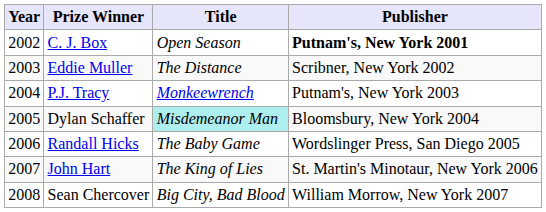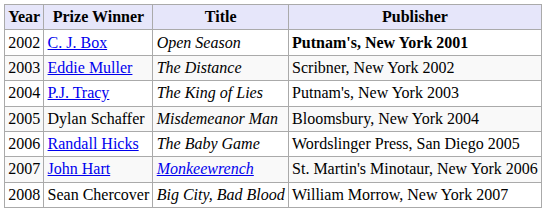(205, 93) Monkeewrench -> (210, 93) The King of Lies
(217, 118) paleturquoise background -> (217, 118) no background
(210, 169) The King of Lies -> (205, 169) Monkeewrench
